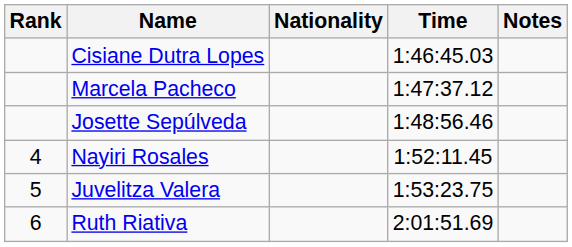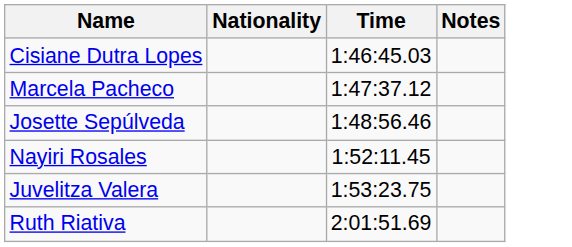- column: (36, 21)
